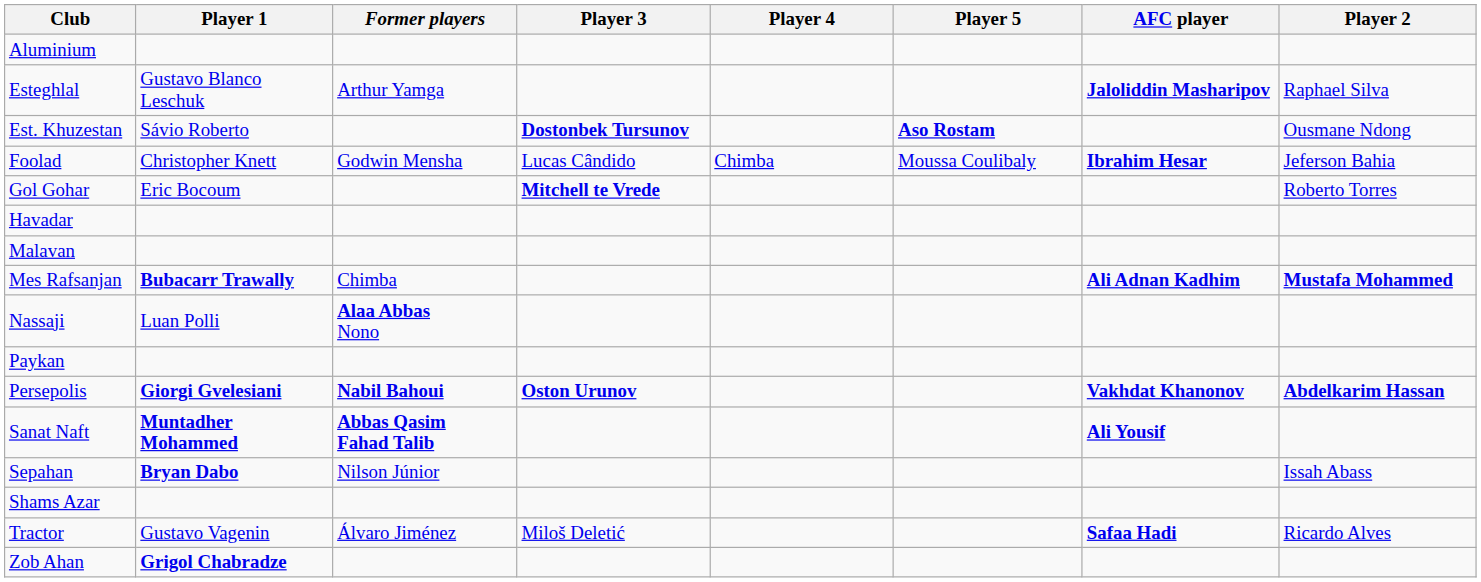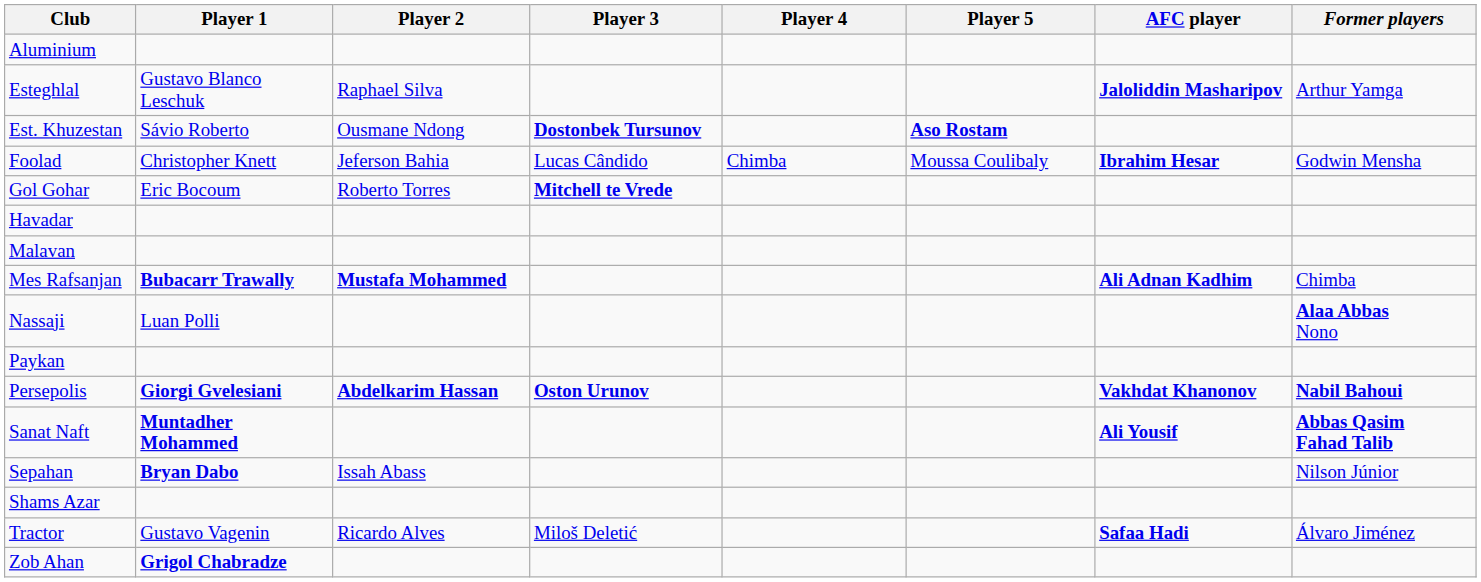columns swapped: (1378, 19) <-> (425, 19)
